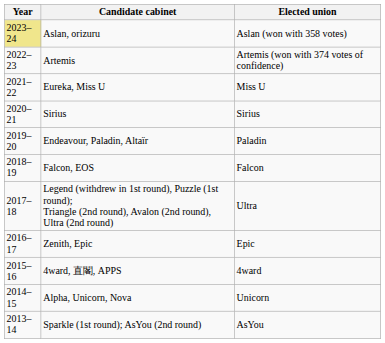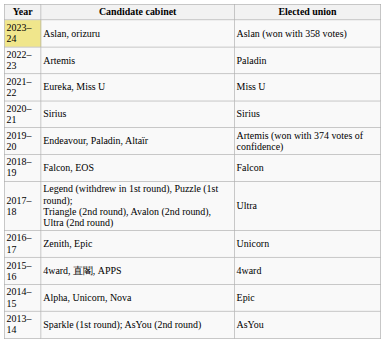(300, 60) Artemis (won with 374 votes of confidence) -> (251, 60) Paladin
(251, 141) Paladin -> (300, 141) Artemis (won with 374 votes of confidence)
(246, 244) Epic -> (253, 244) Unicorn
(253, 298) Unicorn -> (246, 298) Epic
